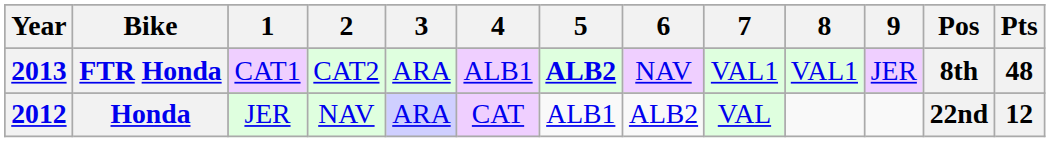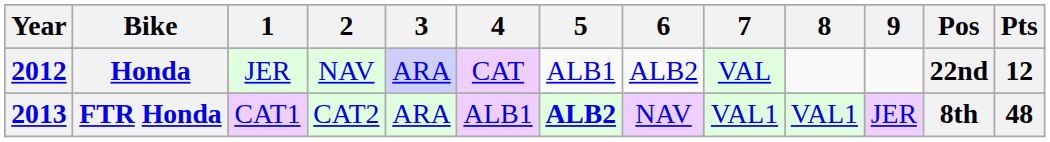rows swapped: (151, 114) <-> (151, 70)
